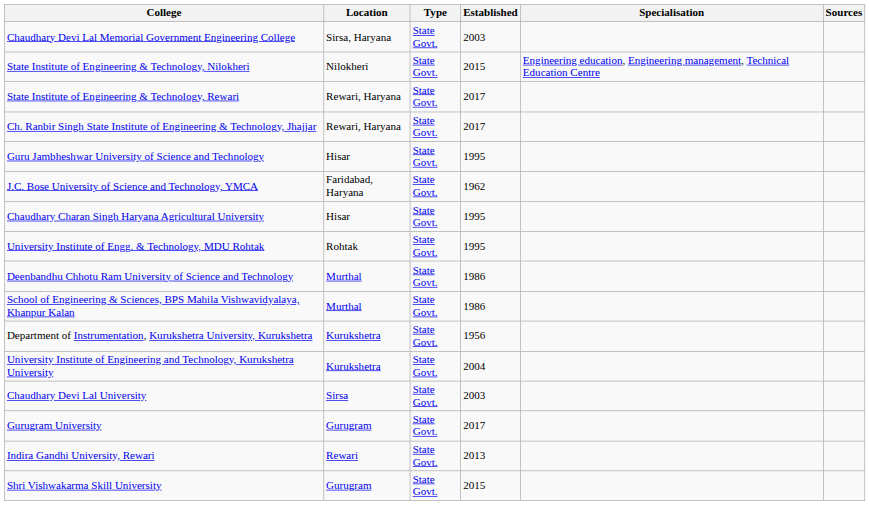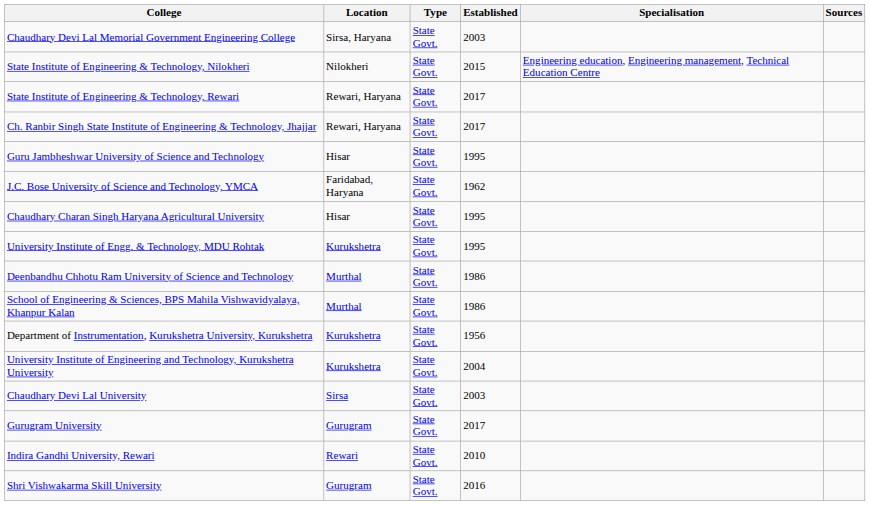(342, 246) Rohtak -> (353, 246) Kurukshetra
(474, 455) 2013 -> (474, 455) 2010
(474, 485) 2015 -> (474, 485) 2016
